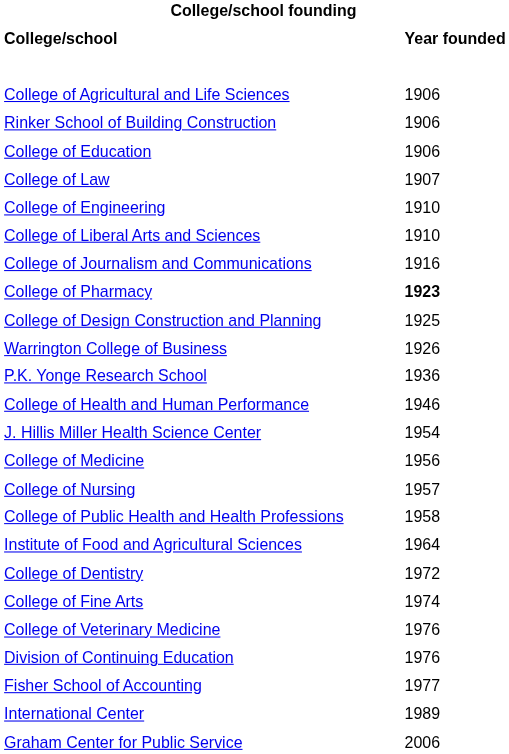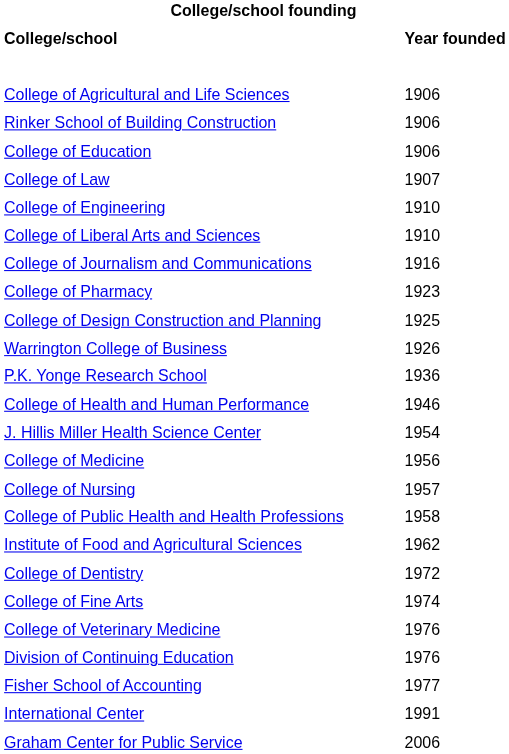(422, 292) bold -> (422, 292) normal
(422, 545) 1964 -> (422, 545) 1962
(422, 714) 1989 -> (422, 714) 1991
